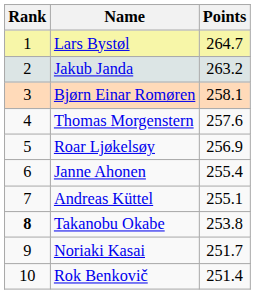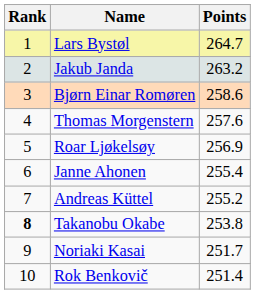(225, 95) 258.1 -> (225, 95) 258.6
(225, 198) 255.1 -> (225, 198) 255.2
